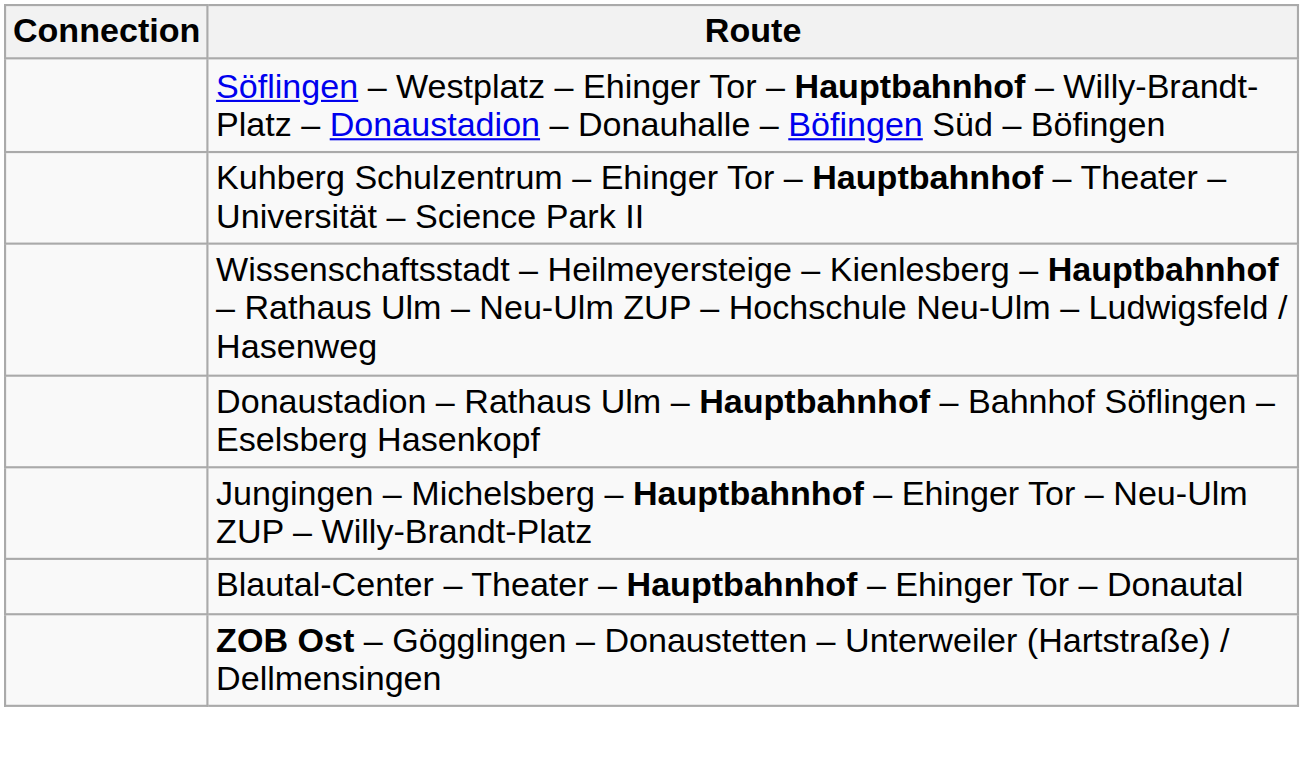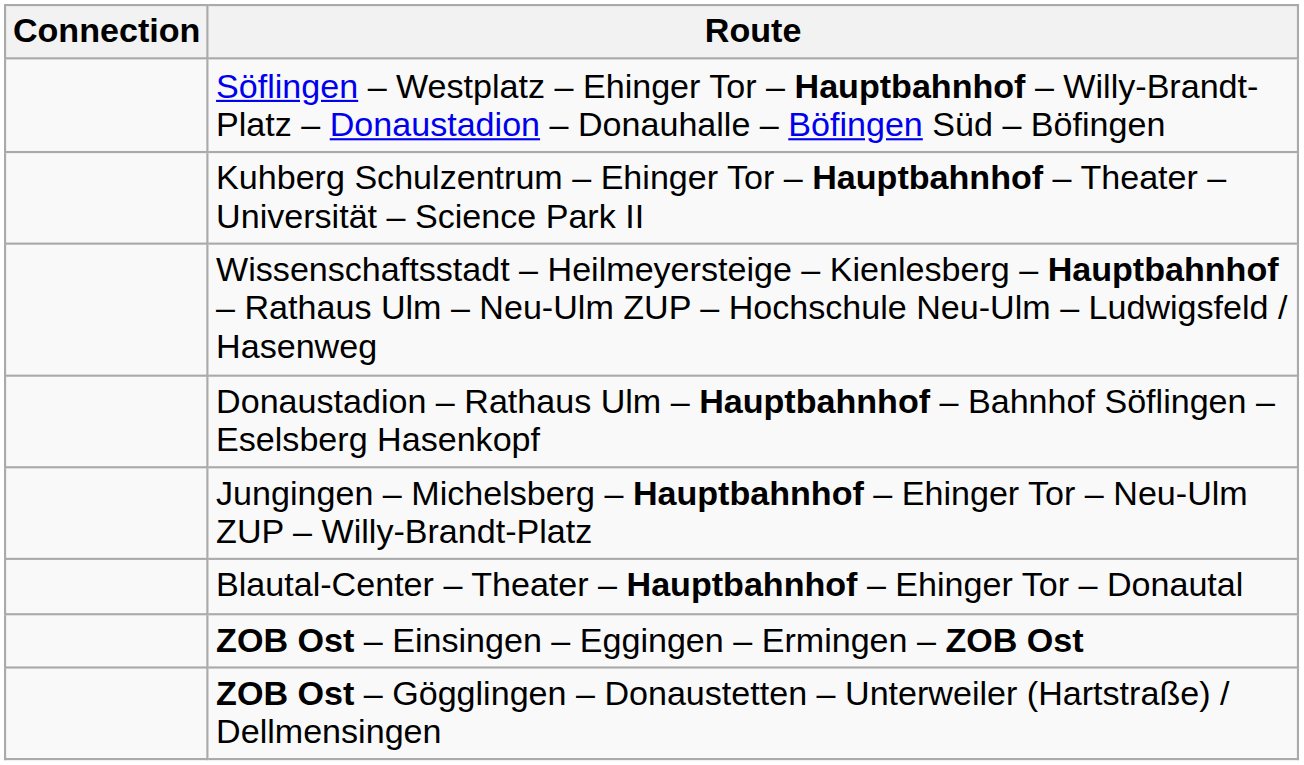+ row: (650, 639)
